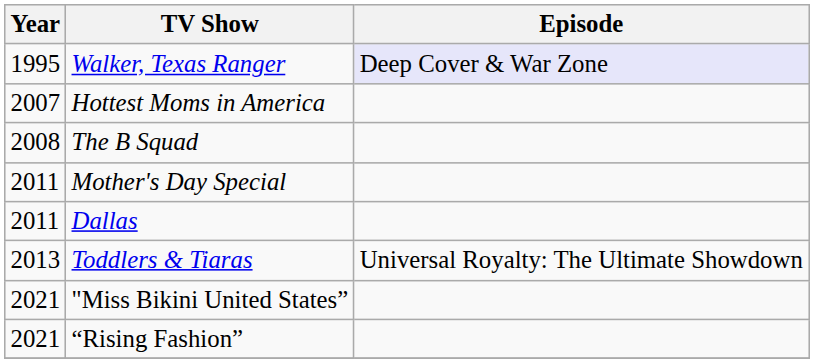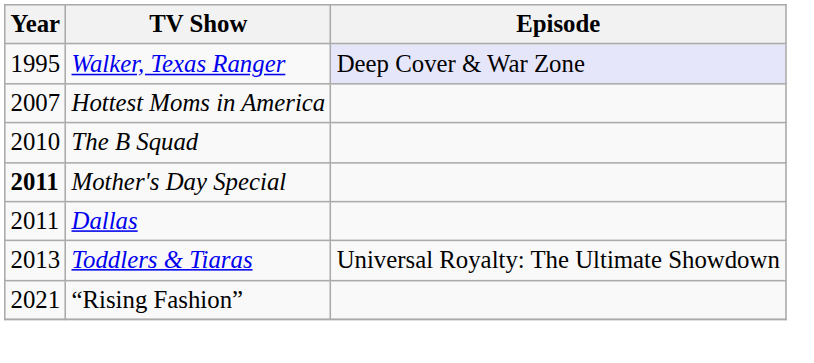(35, 142) 2008 -> (35, 142) 2010
(35, 181) normal -> (35, 181) bold
- row: (210, 299)
